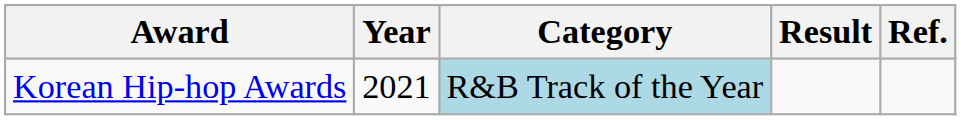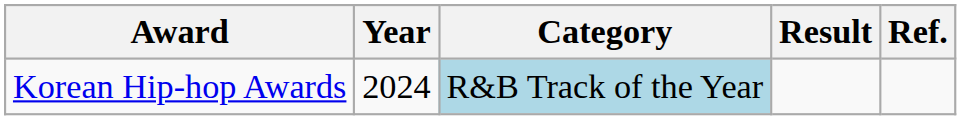(396, 85) 2021 -> (396, 85) 2024
